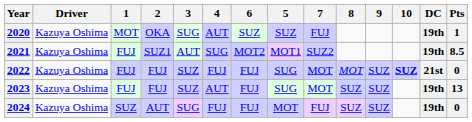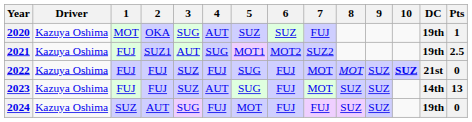columns swapped: (286, 14) <-> (249, 14)
(457, 51) 8.5 -> (457, 51) 2.5
(433, 89) 19th -> (433, 89) 14th
